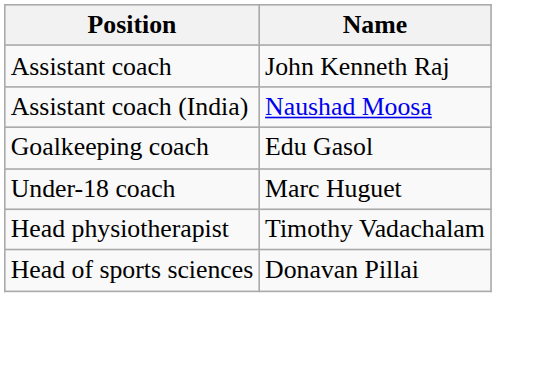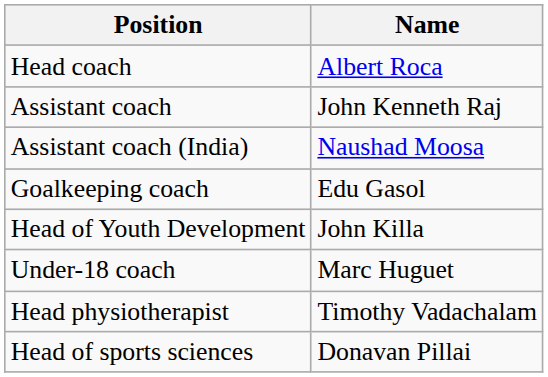+ row: (71, 65)
+ row: (158, 229)
